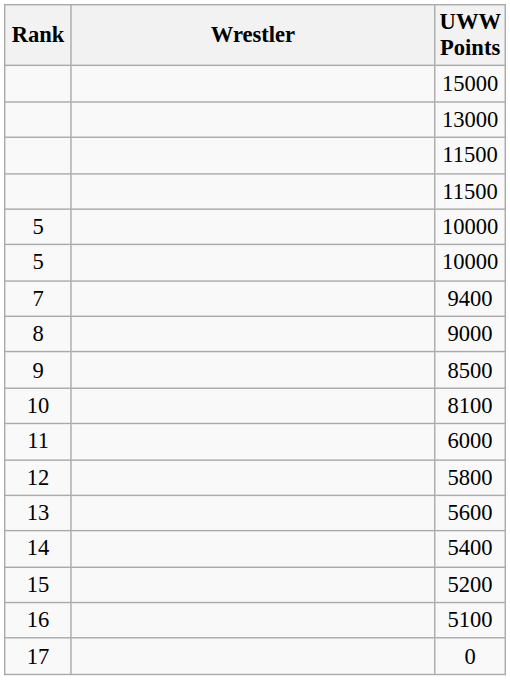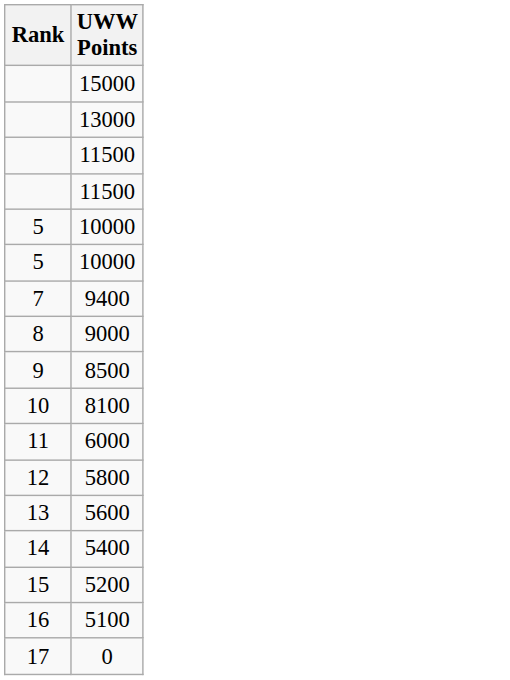- column: (253, 35)
